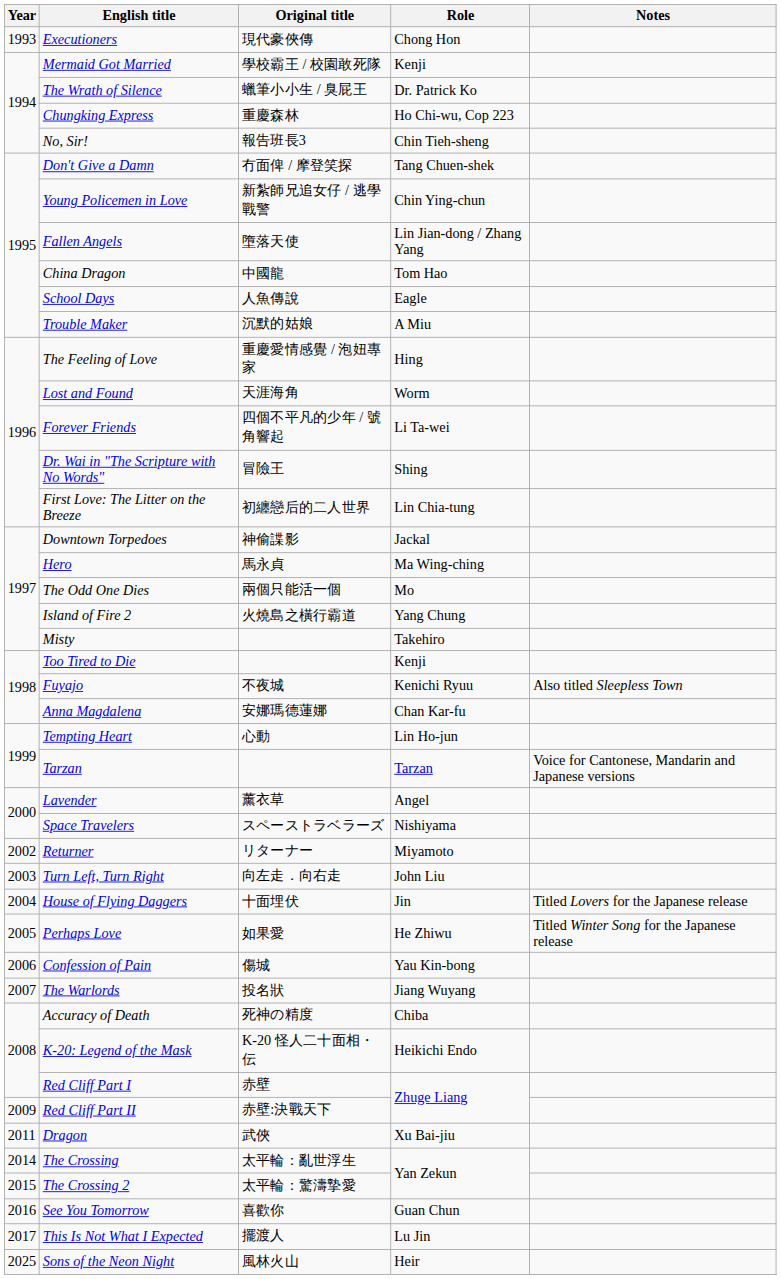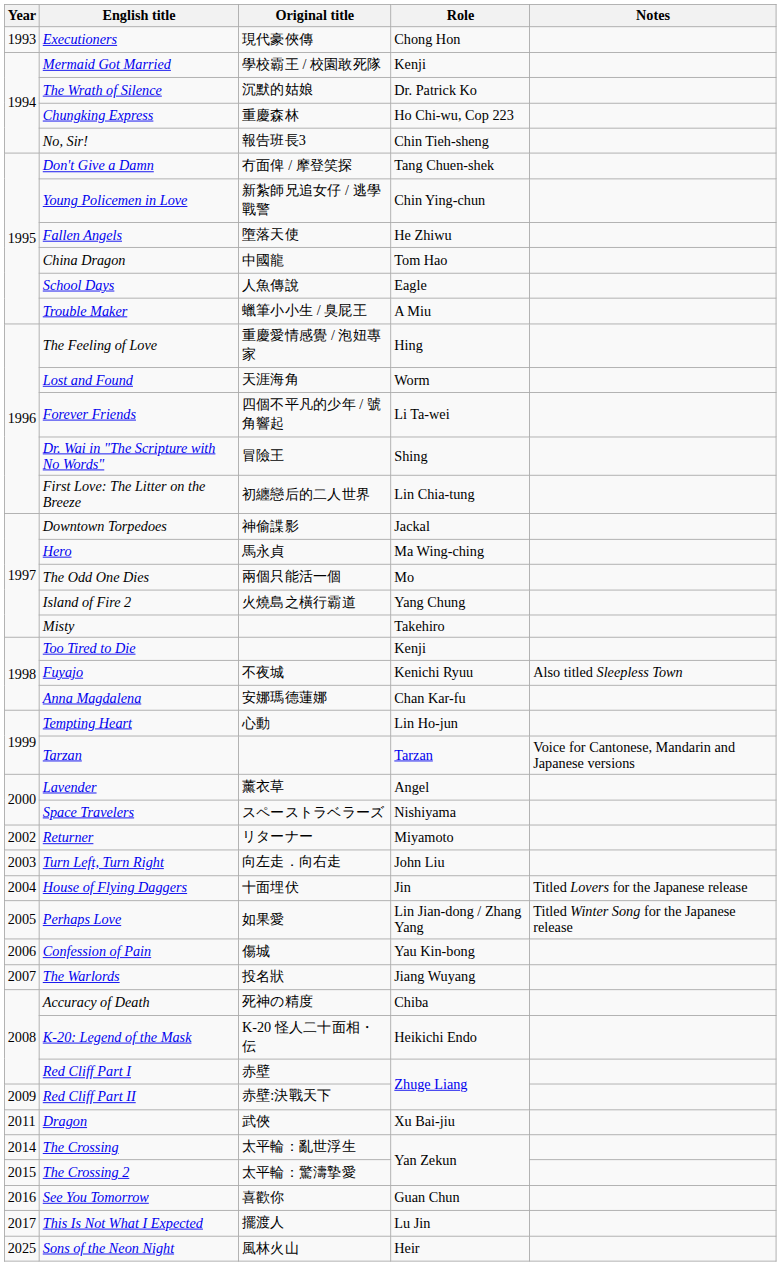(304, 89) 蠟筆小小生 / 臭屁王 -> (277, 89) 沉默的姑娘
(458, 241) Lin Jian-dong / Zhang Yang -> (423, 235) He Zhiwu
(277, 323) 沉默的姑娘 -> (304, 310) 蠟筆小小生 / 臭屁王
(423, 933) He Zhiwu -> (458, 920) Lin Jian-dong / Zhang Yang
